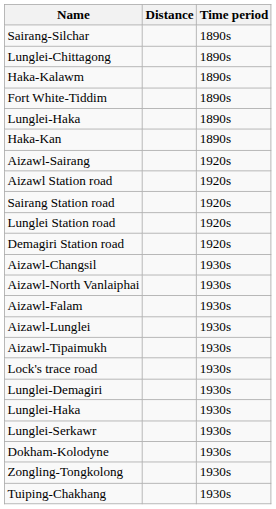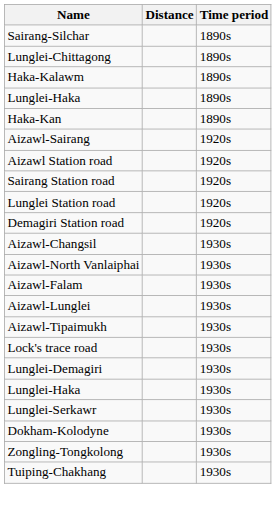- row: (57, 98)
